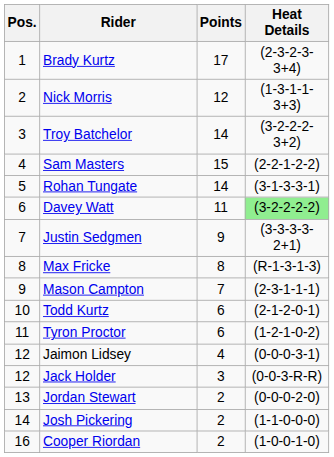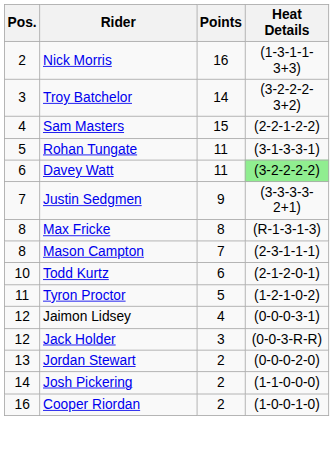- row: (79, 60)
(221, 97) 12 -> (221, 60) 16
(221, 186) 14 -> (221, 149) 11
(22, 289) 9 -> (22, 251) 8
(221, 332) 6 -> (221, 295) 5
